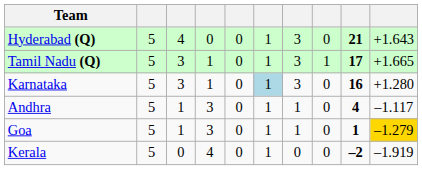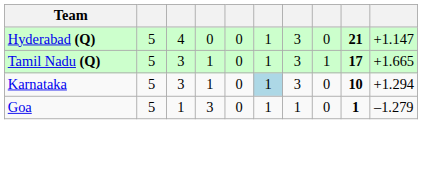(394, 38) +1.643 -> (394, 38) +1.147
(356, 84) 16 -> (356, 84) 10
(394, 84) +1.280 -> (394, 84) +1.294
- row: (29, 107)
(394, 130) gold background -> (394, 107) no background
- row: (27, 152)
